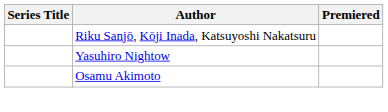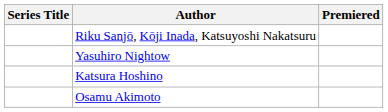+ row: (119, 76)
